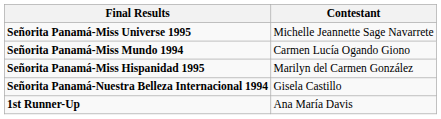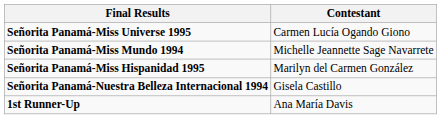(354, 31) Michelle Jeannette Sage Navarrete -> (342, 31) Carmen Lucía Ogando Giono
(342, 50) Carmen Lucía Ogando Giono -> (354, 50) Michelle Jeannette Sage Navarrete
